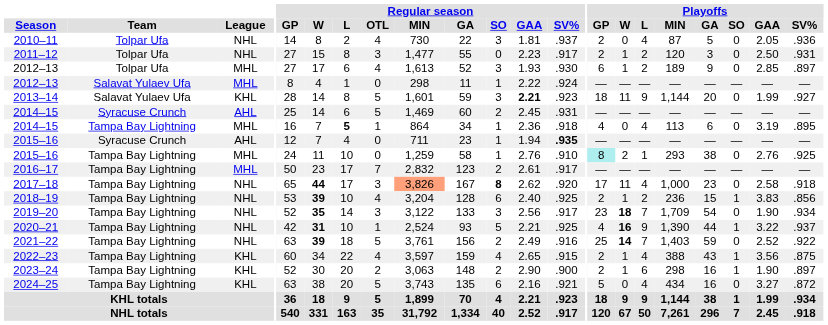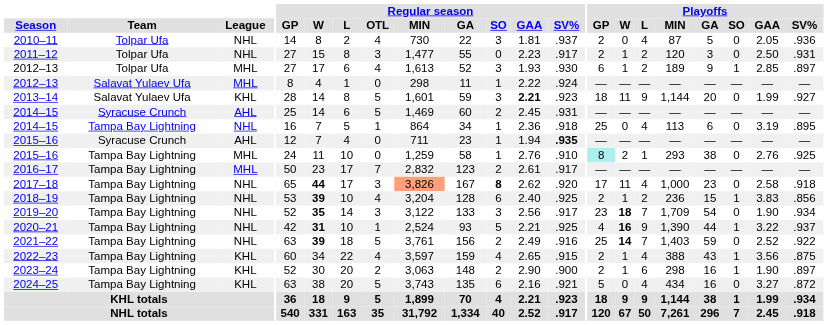(736, 68) 0 -> (736, 68) 1
(245, 126) MHL -> (245, 126) NHL
(347, 126) bold -> (347, 126) normal
(601, 126) 4 -> (601, 126) 25
